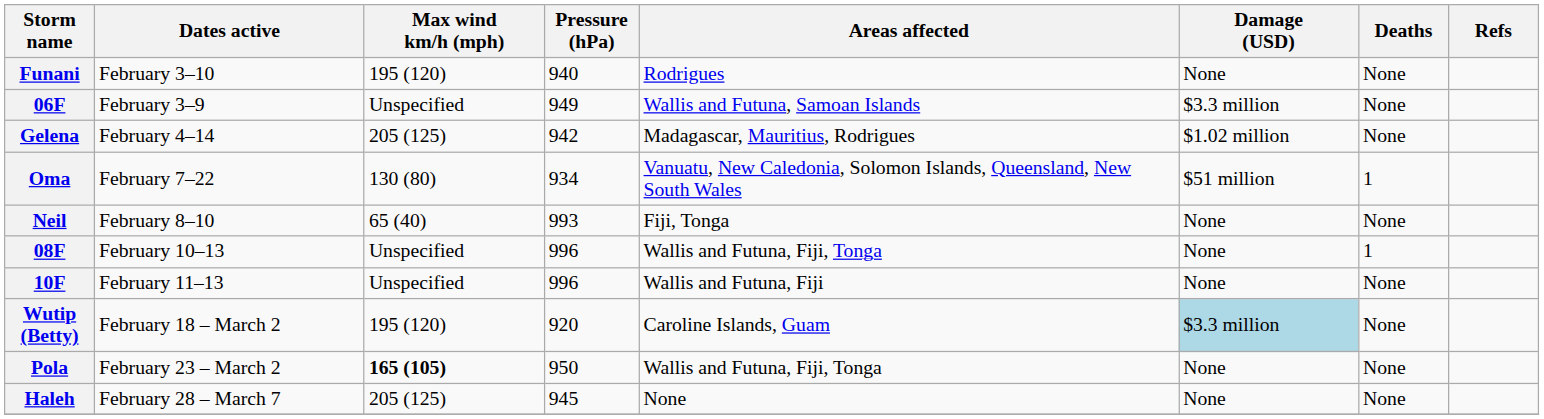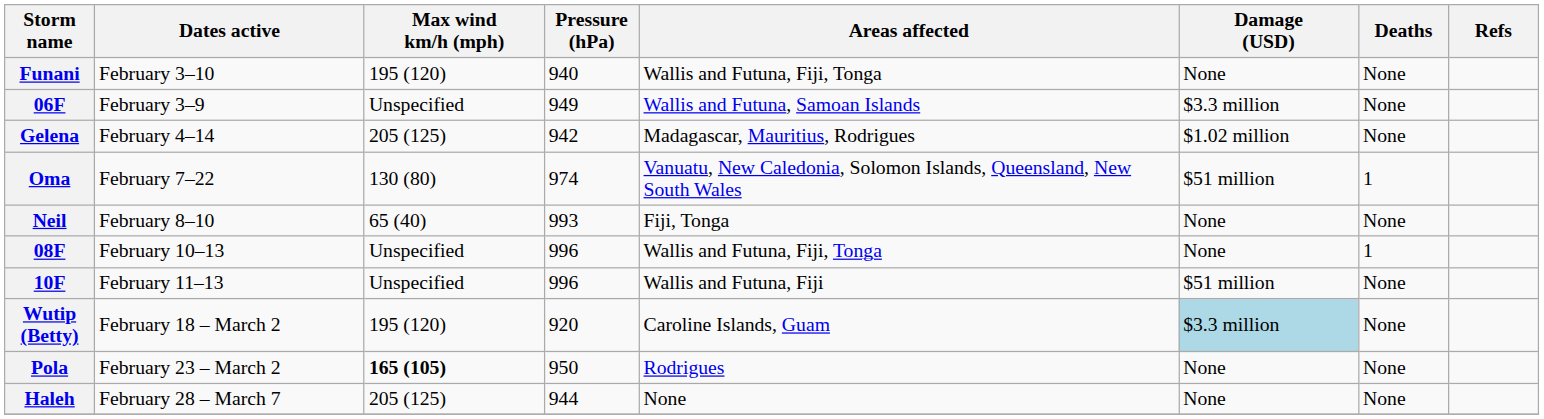(684, 73) Rodrigues -> (763, 73) Wallis and Futuna, Fiji, Tonga
(563, 178) 934 -> (563, 178) 974
(1204, 282) None -> (1229, 282) $51 million
(763, 367) Wallis and Futuna, Fiji, Tonga -> (684, 367) Rodrigues
(563, 398) 945 -> (563, 398) 944
